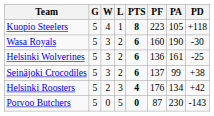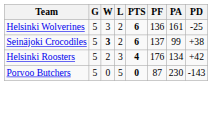- row: (37, 27)
- row: (31, 42)
(108, 73) normal -> (108, 42) bold
